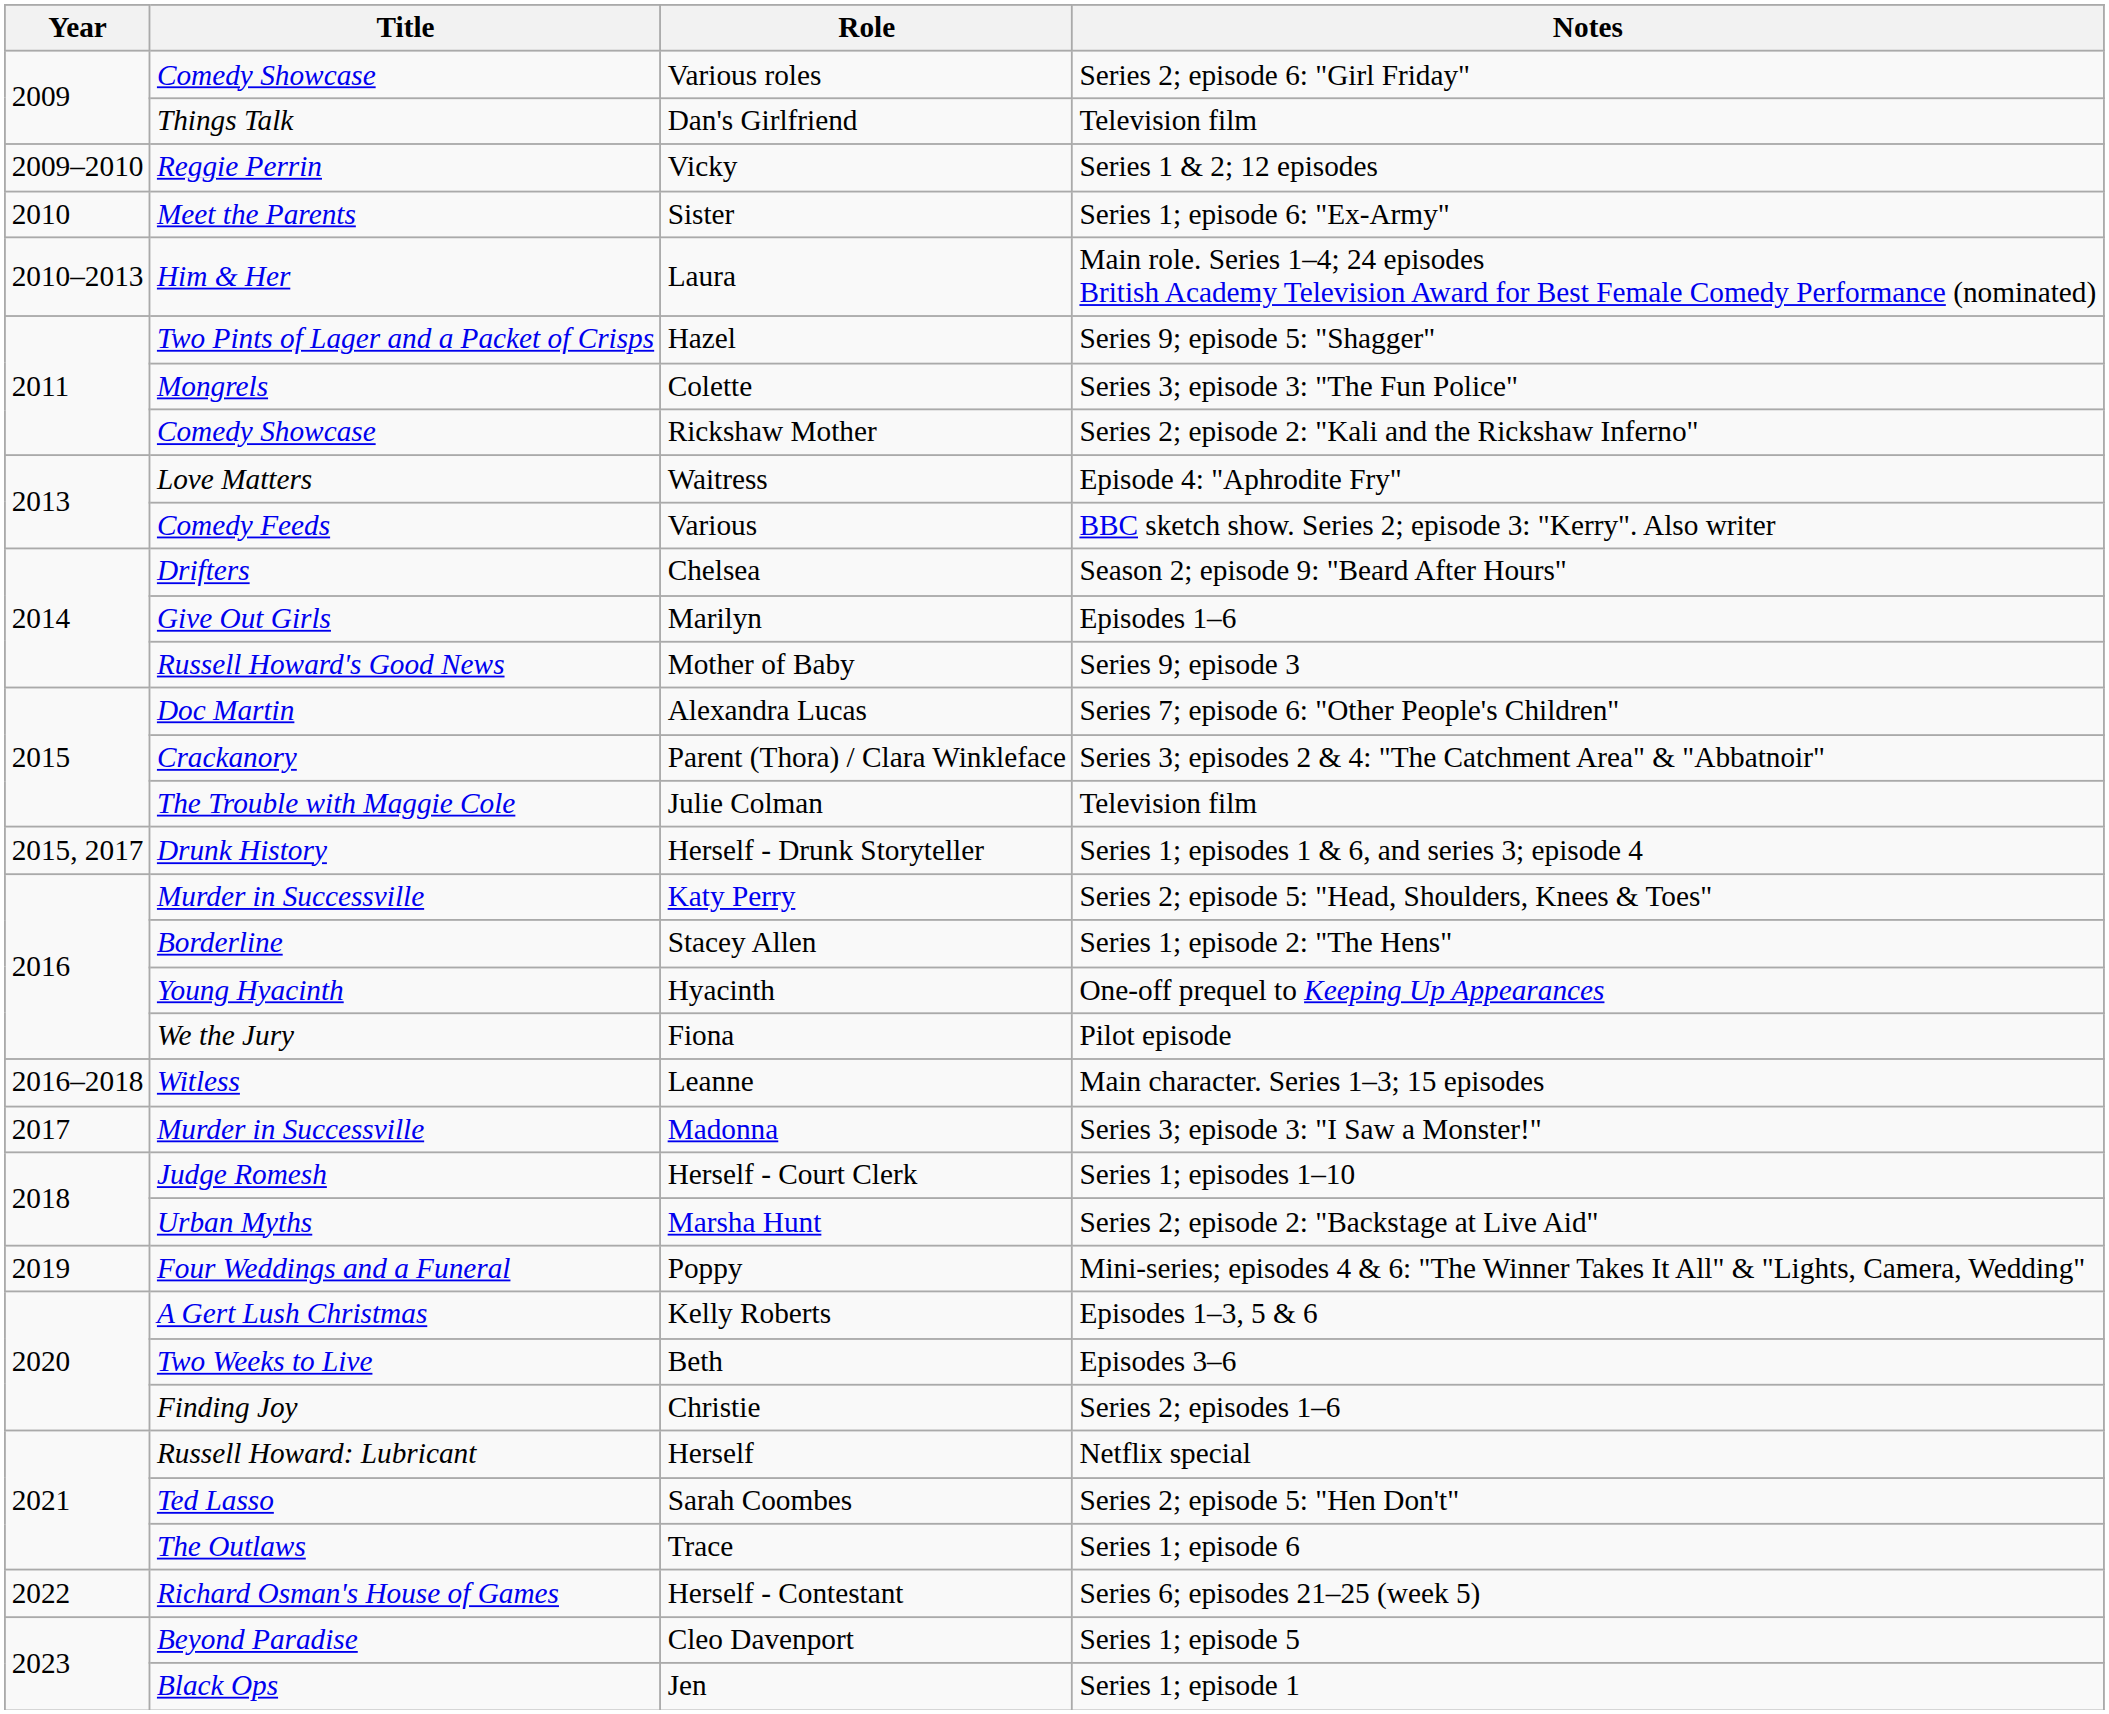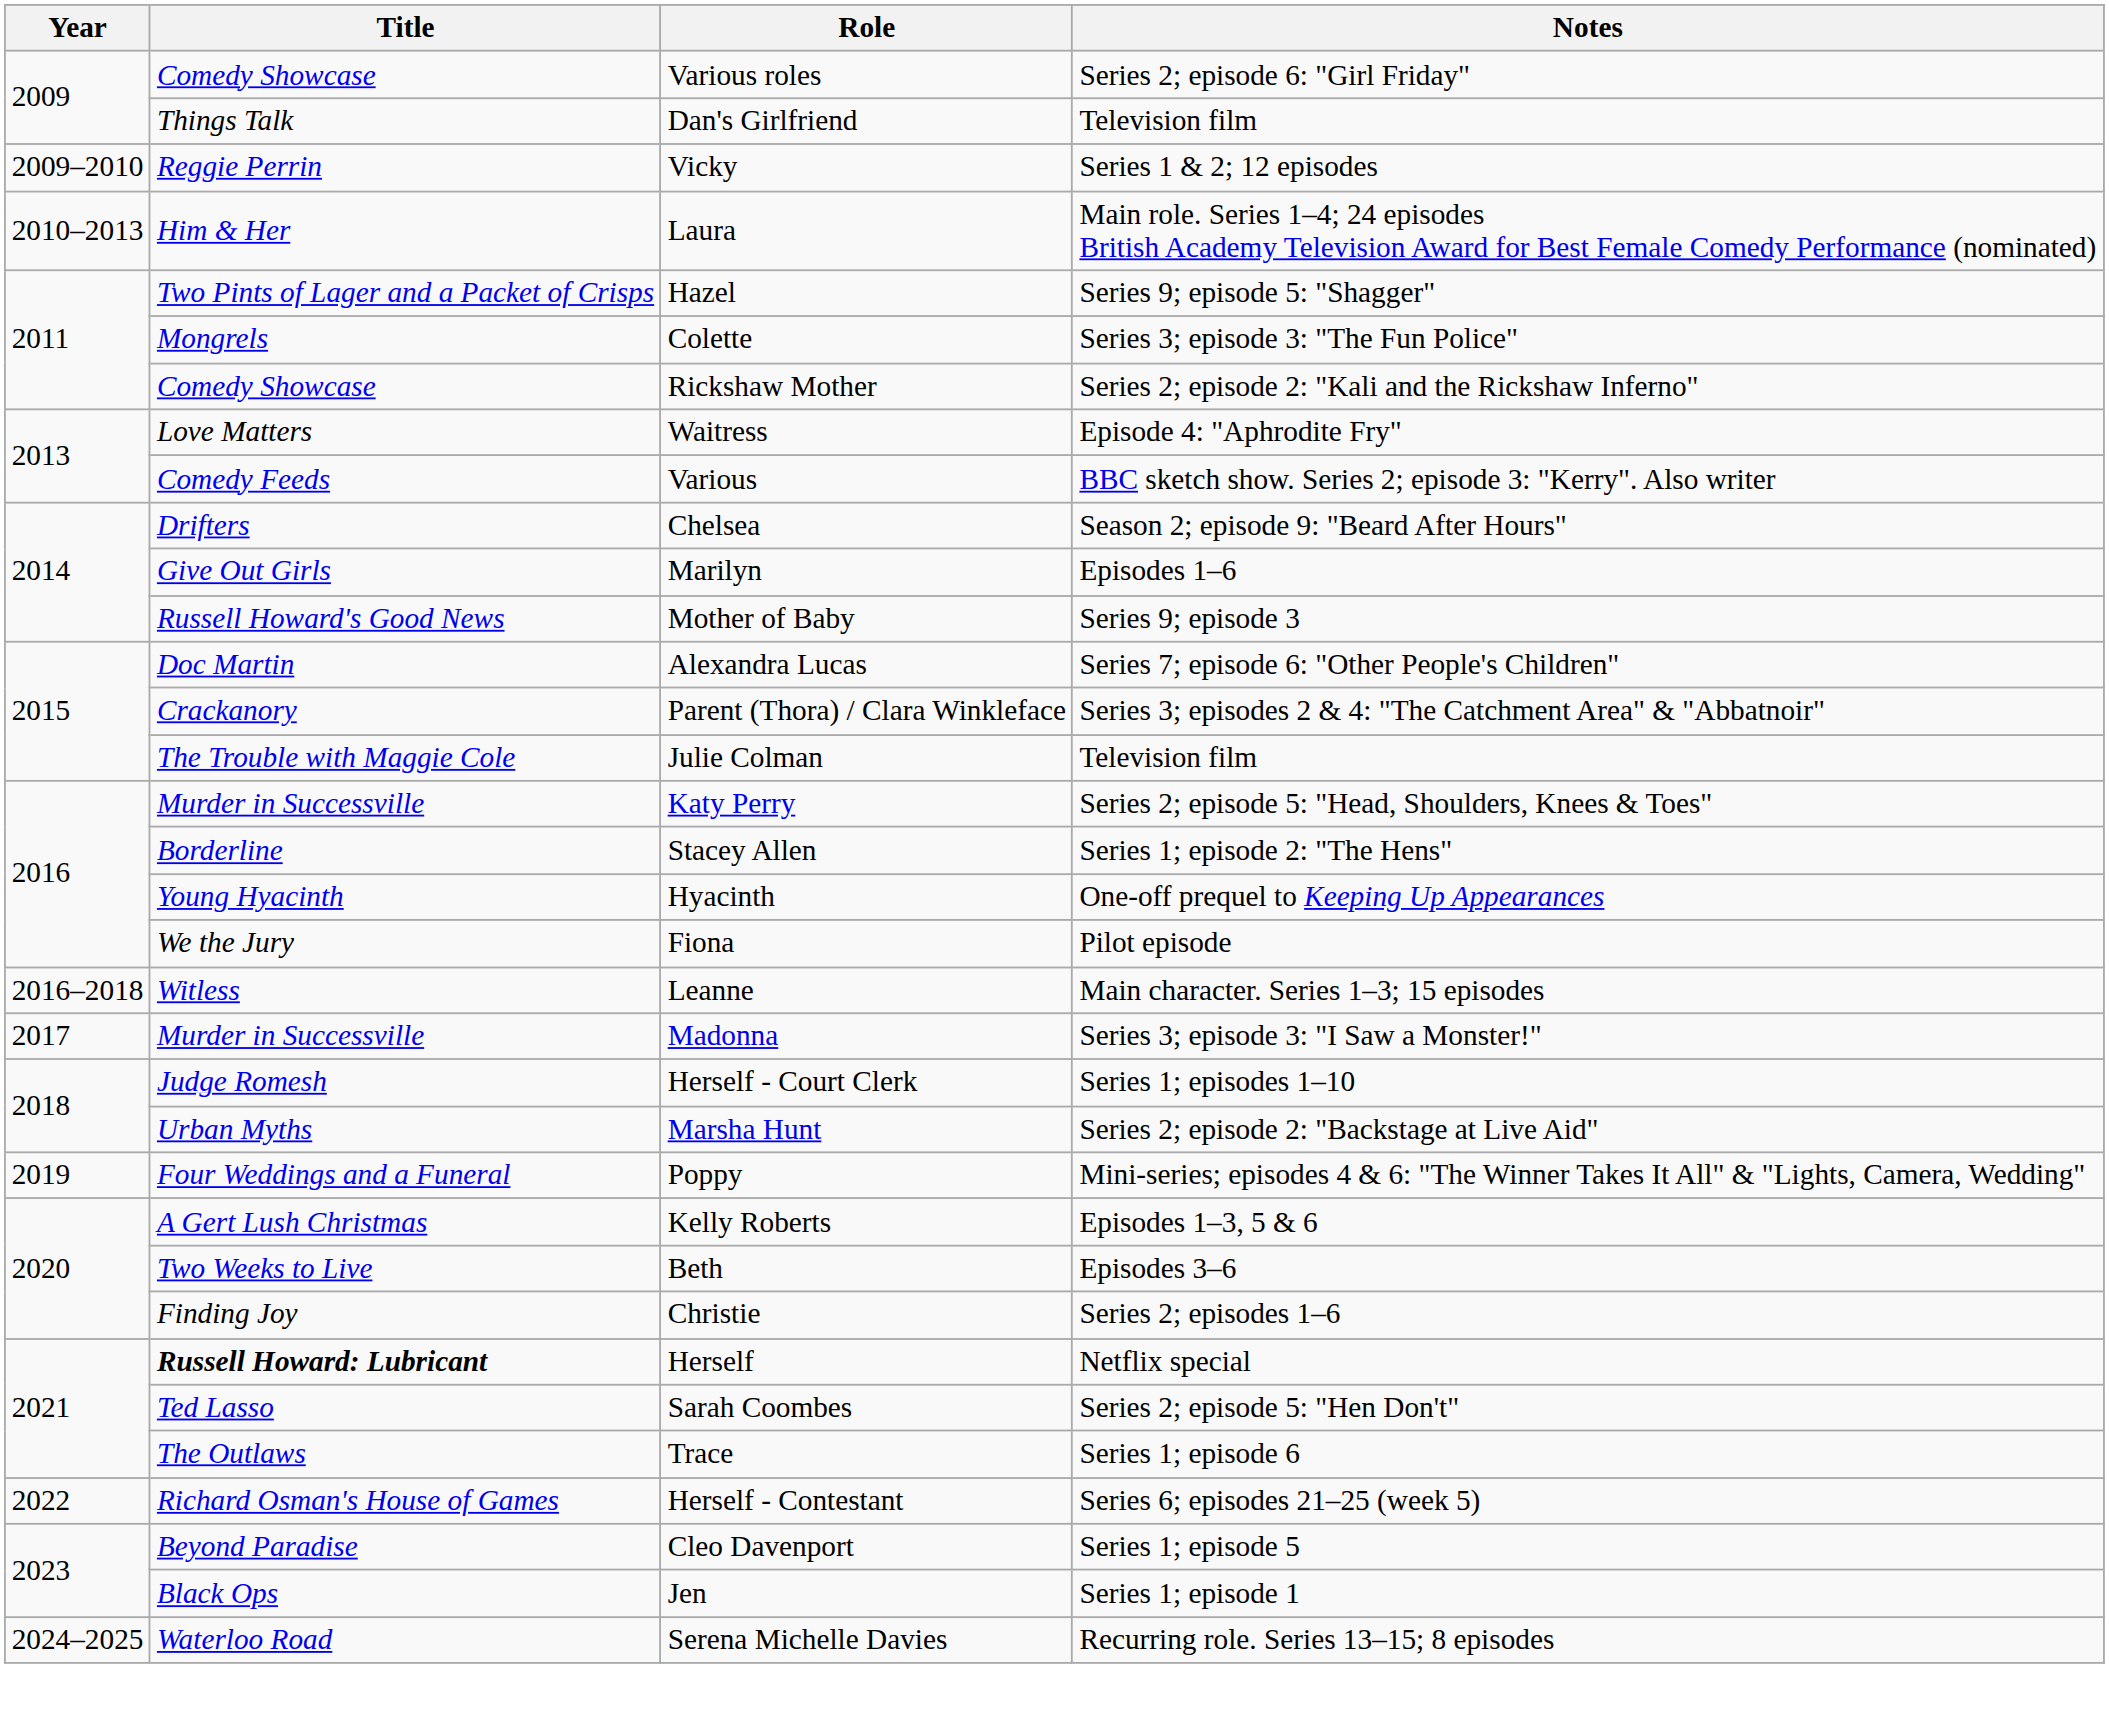- row: (701, 213)
- row: (826, 850)
(317, 1453) normal -> (322, 1360) bold
+ row: (807, 1639)
